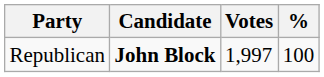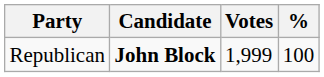(249, 54) 1,997 -> (249, 54) 1,999
